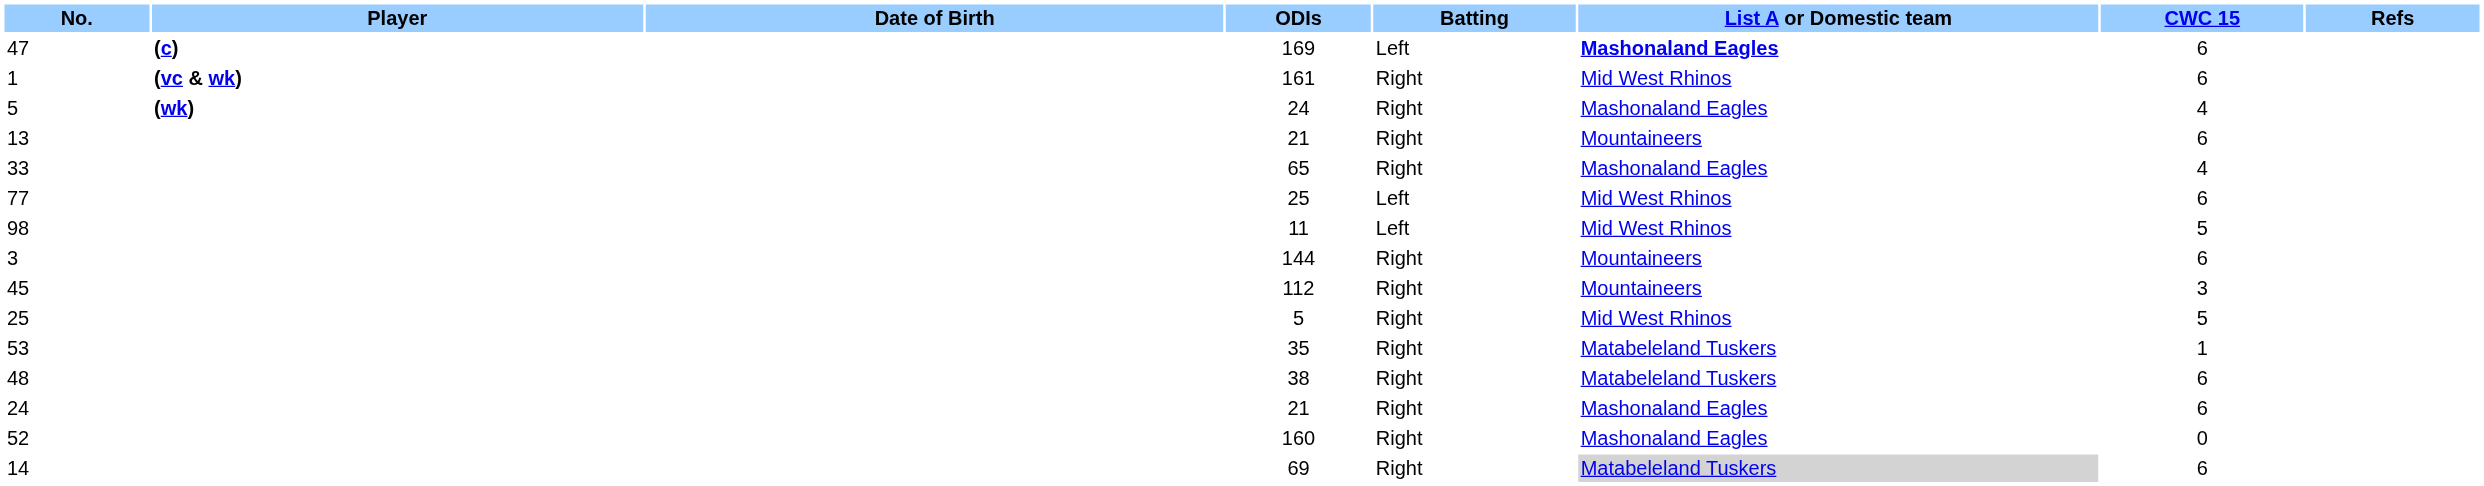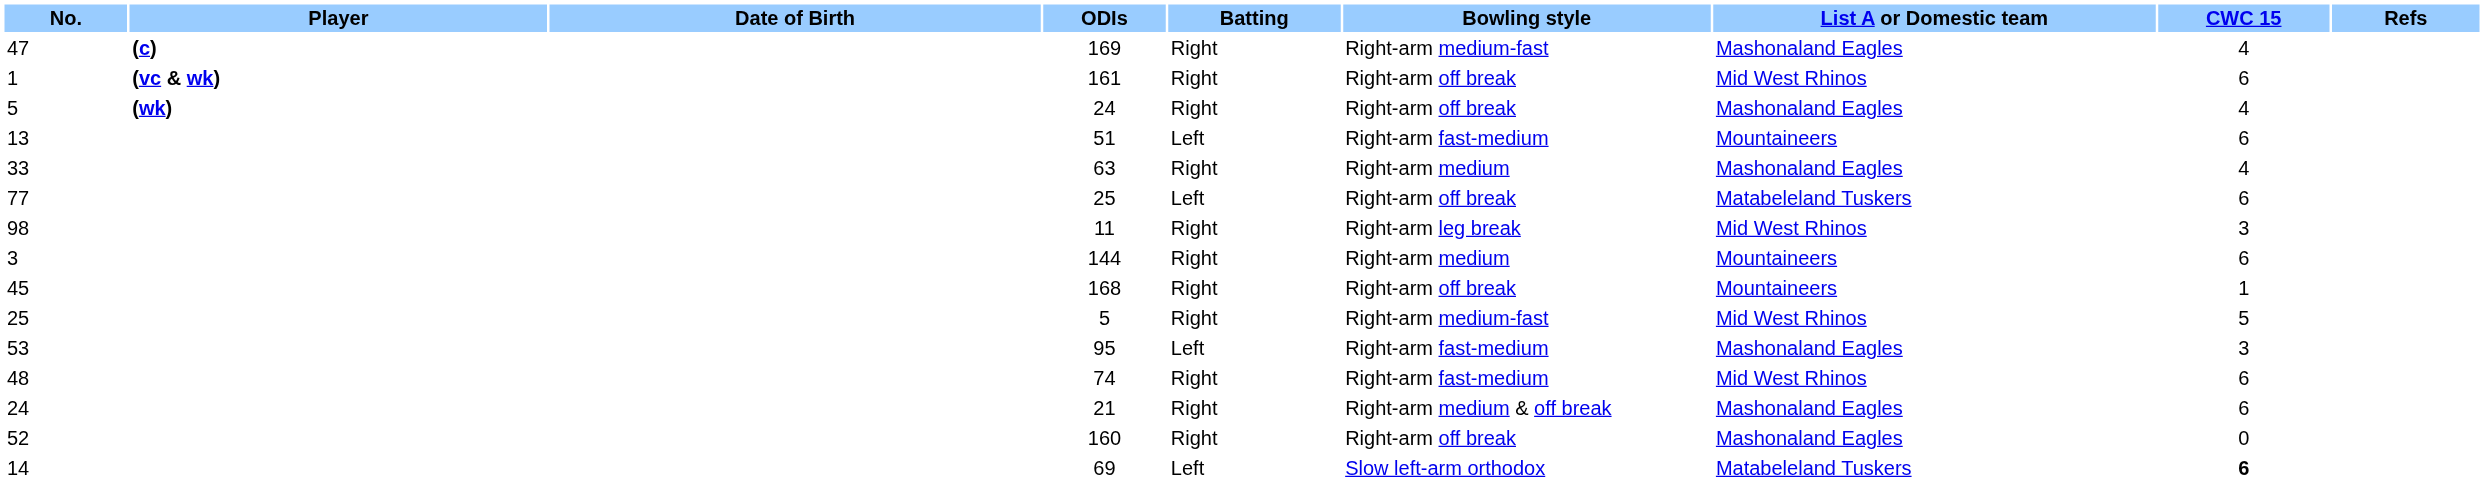+ column: (1527, 18)
(1393, 48) Left -> (1194, 48) Right
(1680, 48) bold -> (1809, 48) normal
(2202, 48) 6 -> (2244, 48) 4
(1299, 138) 21 -> (1104, 138) 51
(1399, 138) Right -> (1188, 138) Left
(1299, 168) 65 -> (1104, 168) 63
(1656, 198) Mid West Rhinos -> (1814, 198) Matabeleland Tuskers
(1393, 228) Left -> (1194, 228) Right
(2202, 228) 5 -> (2244, 228) 3
(1299, 288) 112 -> (1104, 288) 168
(2202, 288) 3 -> (2244, 288) 1
(1299, 348) 35 -> (1104, 348) 95
(1399, 348) Right -> (1188, 348) Left
(1679, 348) Matabeleland Tuskers -> (1809, 348) Mashonaland Eagles
(2202, 348) 1 -> (2244, 348) 3
(1299, 378) 38 -> (1104, 378) 74
(1679, 378) Matabeleland Tuskers -> (1791, 378) Mid West Rhinos
(1399, 468) Right -> (1188, 468) Left
(1679, 468) lightgrey background -> (1814, 468) no background
(2202, 468) normal -> (2244, 468) bold
